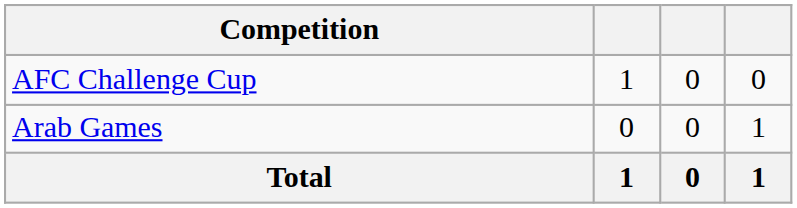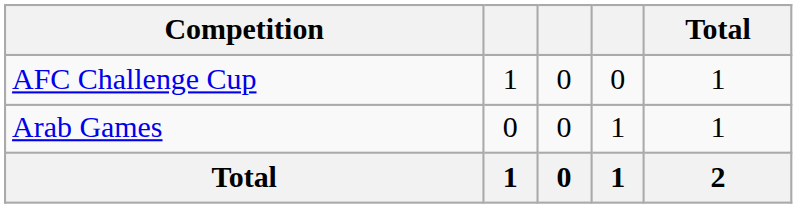+ column: (718, 29)
